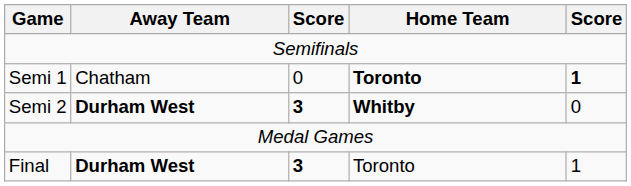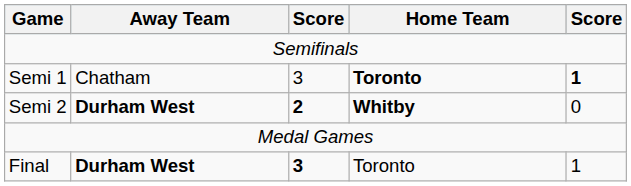(298, 78) 0 -> (298, 78) 3
(298, 107) 3 -> (298, 107) 2
